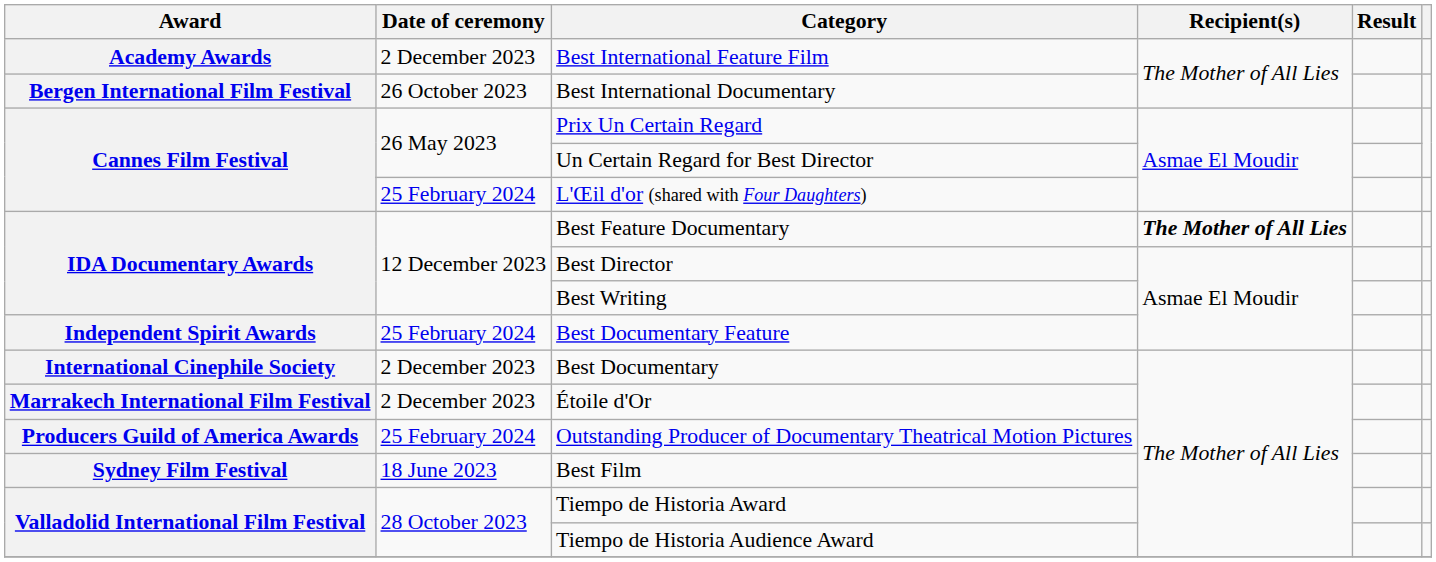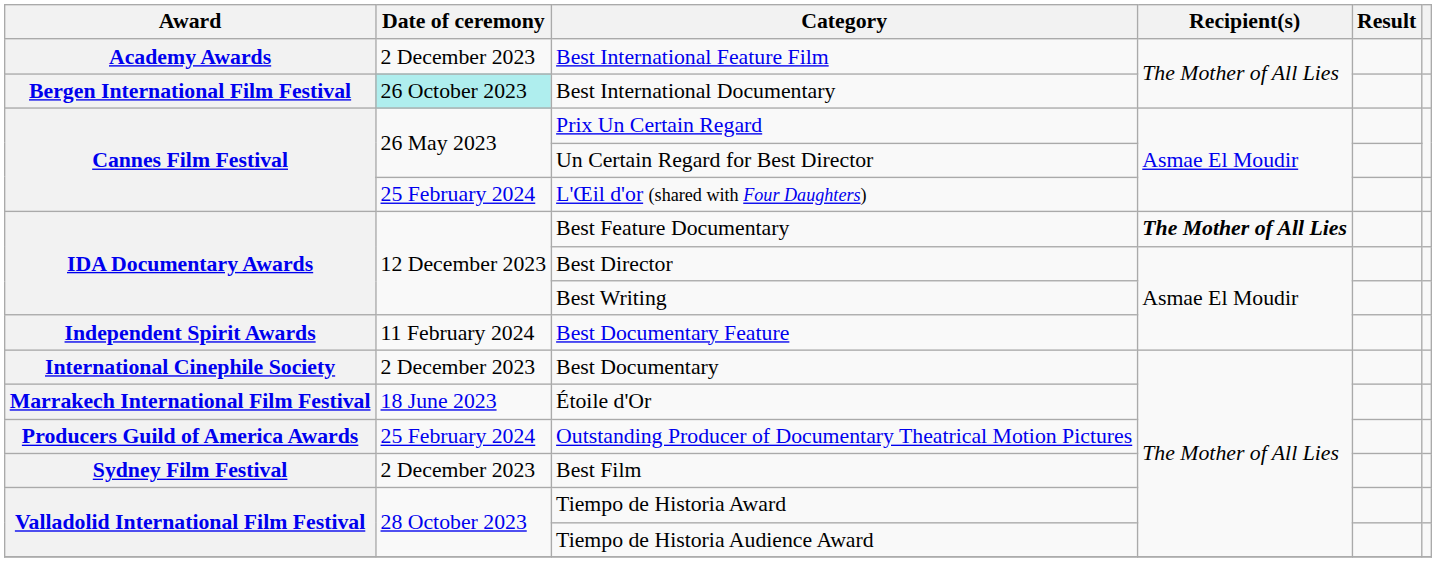(454, 90) no background -> (454, 90) paleturquoise background
(458, 332) 25 February 2024 -> (457, 332) 11 February 2024
(458, 401) 2 December 2023 -> (439, 401) 18 June 2023
(439, 470) 18 June 2023 -> (458, 470) 2 December 2023
